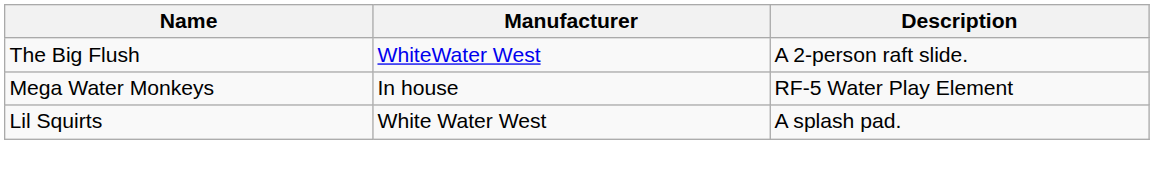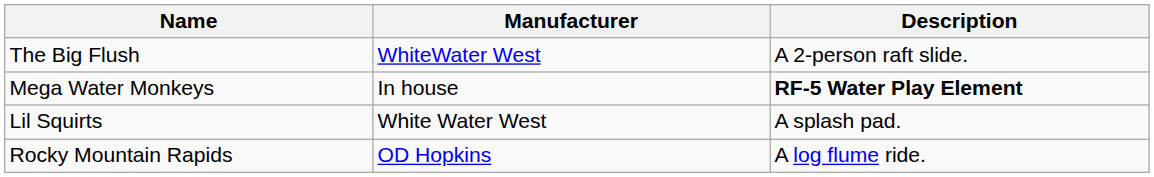(894, 88) normal -> (899, 88) bold
+ row: (121, 155)
